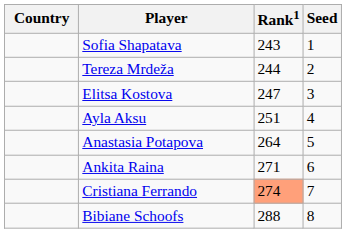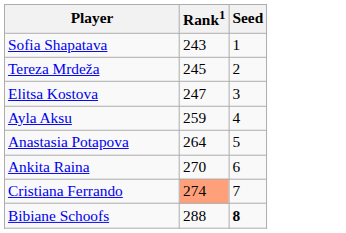- column: (42, 18)
(269, 69) 244 -> (195, 69) 245
(269, 118) 251 -> (195, 118) 259
(269, 166) 271 -> (195, 166) 270
(311, 215) normal -> (236, 215) bold
